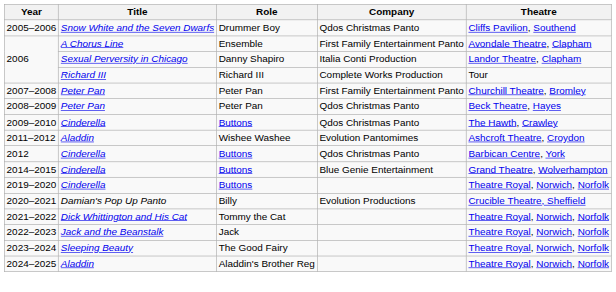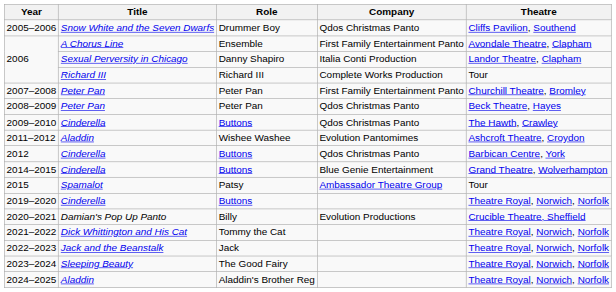+ row: (18, 185)
